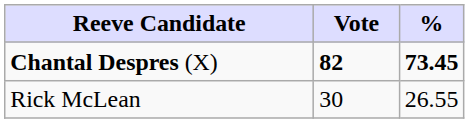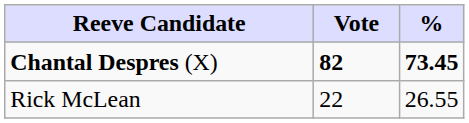(331, 99) 30 -> (331, 99) 22
